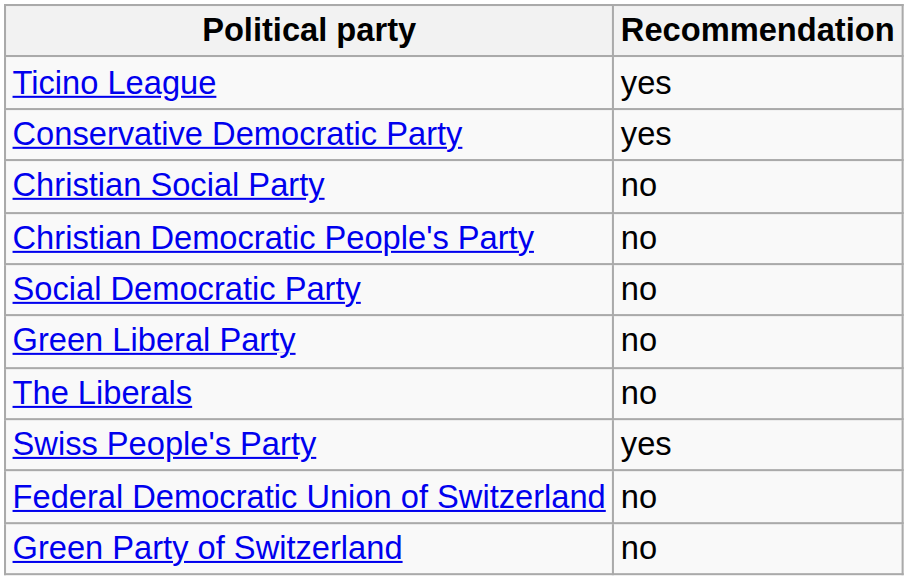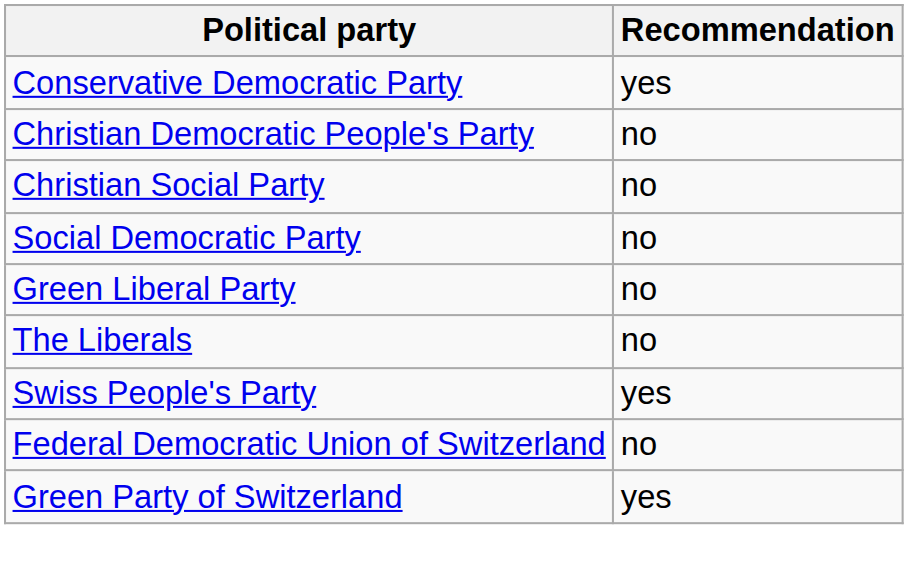- row: (114, 82)
rows swapped: (169, 185) <-> (273, 237)
(639, 548) no -> (646, 496) yes
